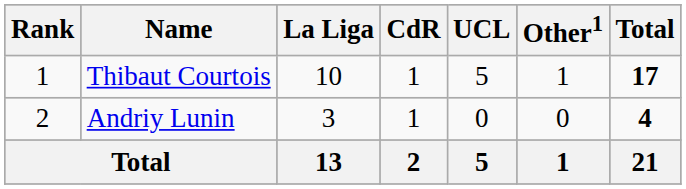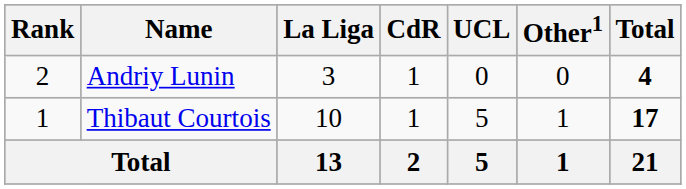rows swapped: (179, 76) <-> (161, 119)
